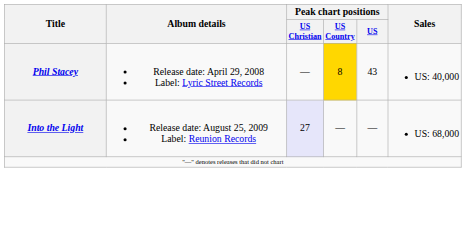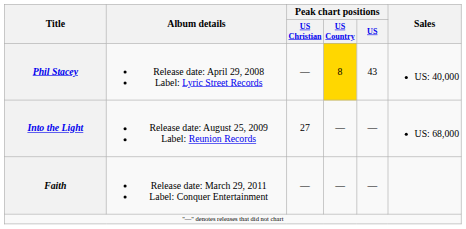(305, 128) lavender background -> (305, 128) no background
+ row: (55, 185)
